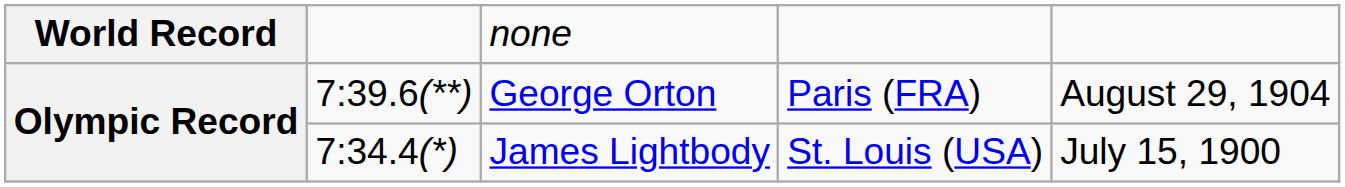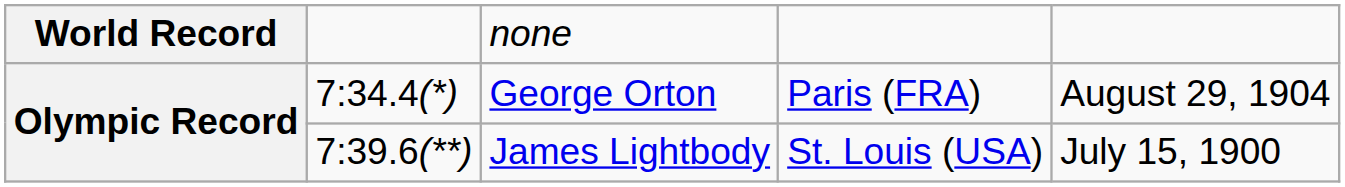(394, 92) 7:39.6(**) -> (387, 92) 7:34.4(*)
(387, 151) 7:34.4(*) -> (394, 151) 7:39.6(**)
